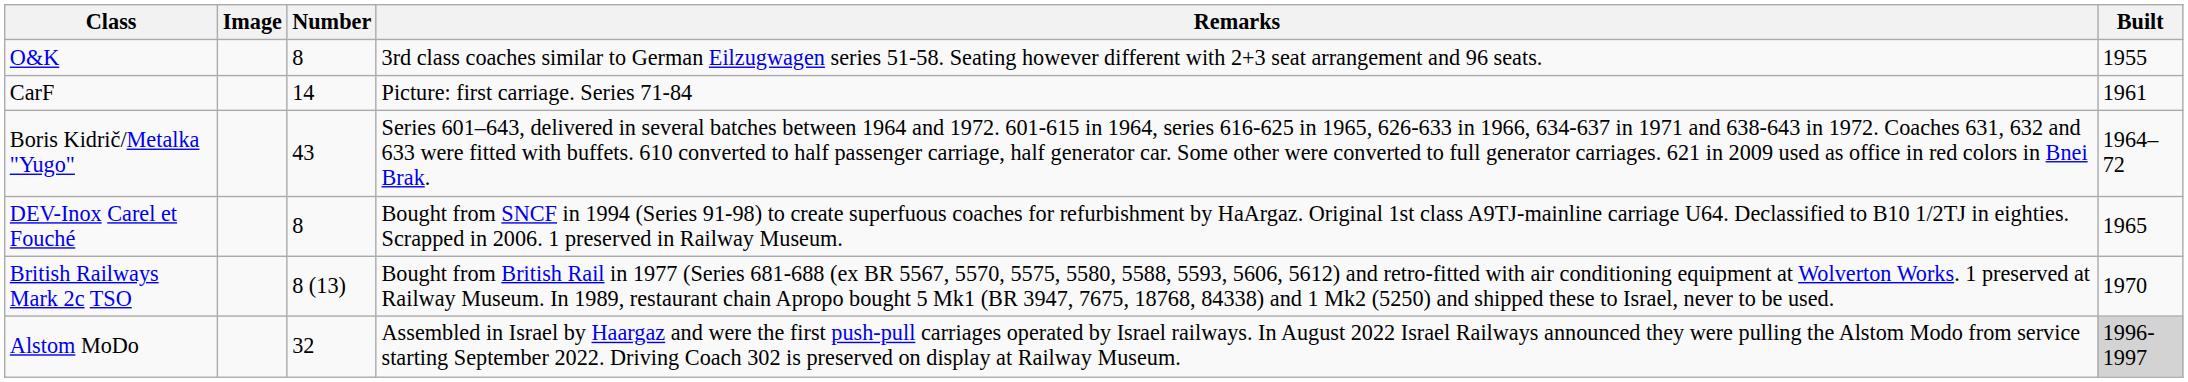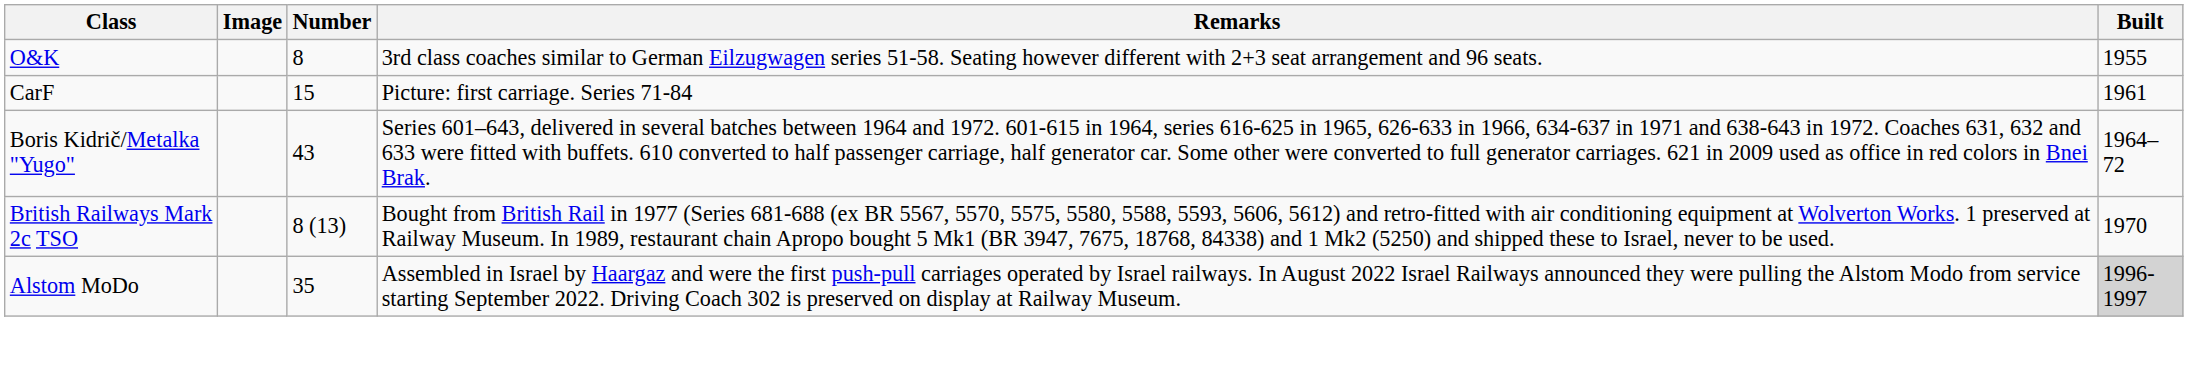(303, 92) 14 -> (304, 92) 15
- row: (93, 225)
(303, 346) 32 -> (304, 286) 35
